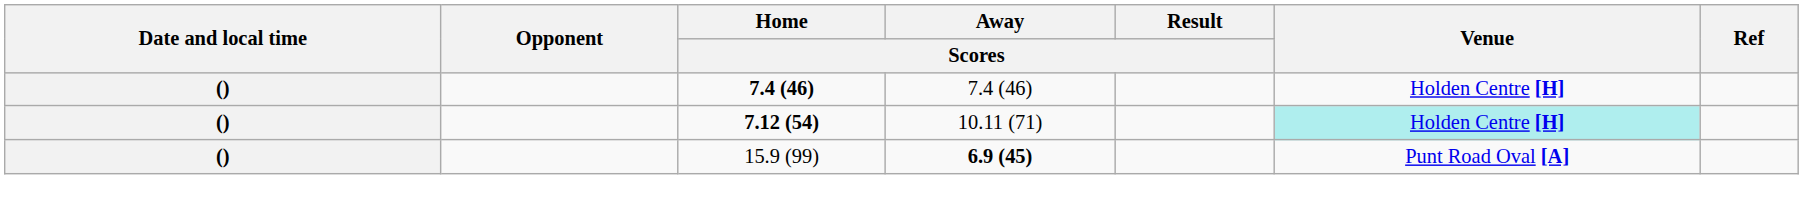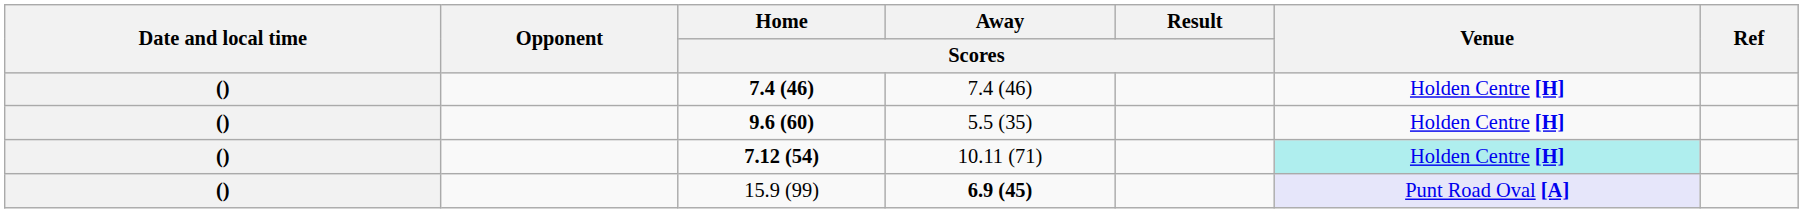+ row: (782, 122)
(1487, 156) no background -> (1487, 190) lavender background
